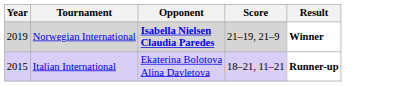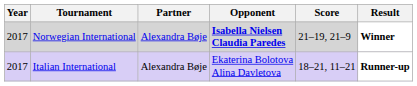+ column: (174, 13)
(17, 37) 2019 -> (17, 37) 2017
(17, 66) 2015 -> (17, 66) 2017
